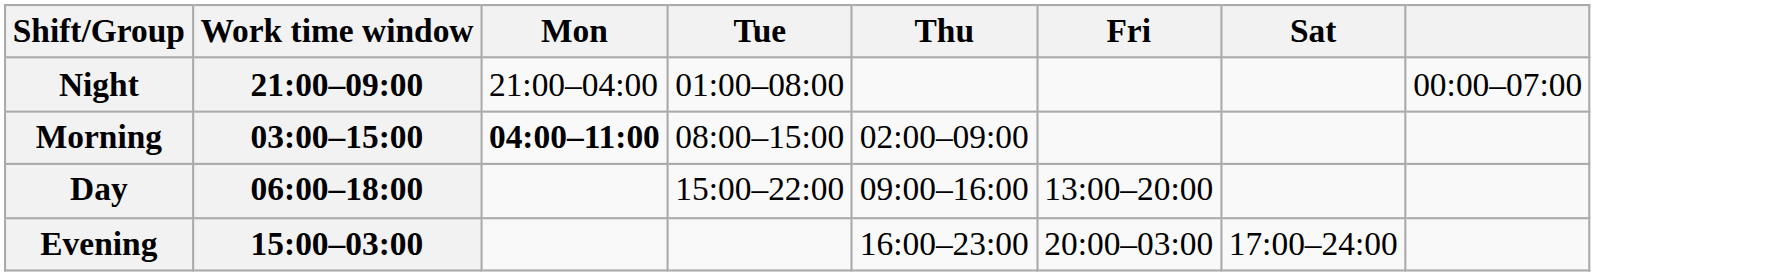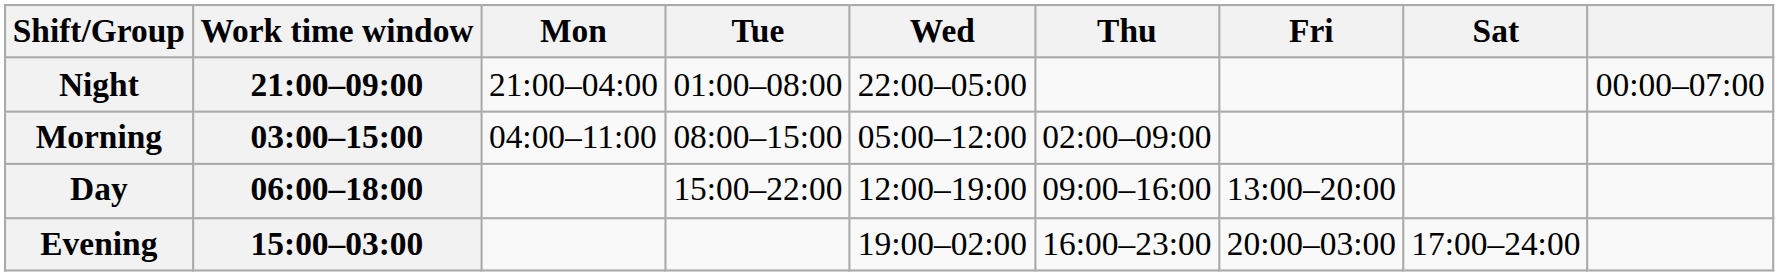+ column: (942, 31)
(574, 137) bold -> (573, 137) normal
